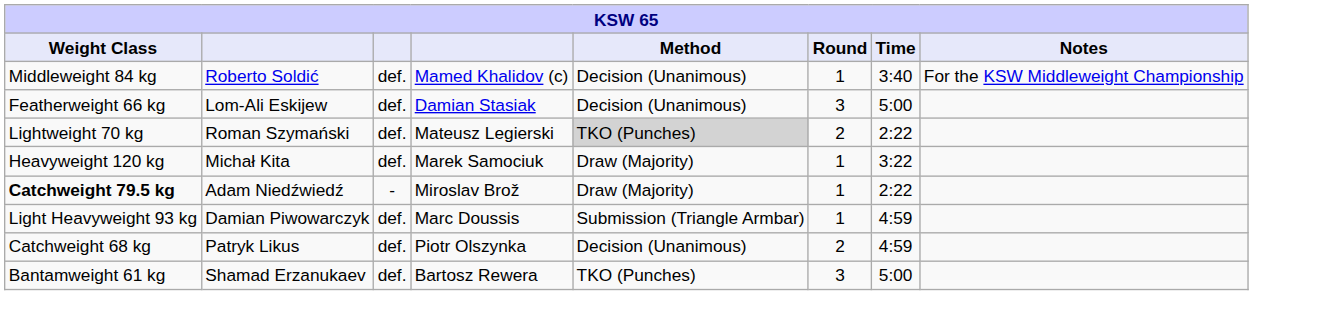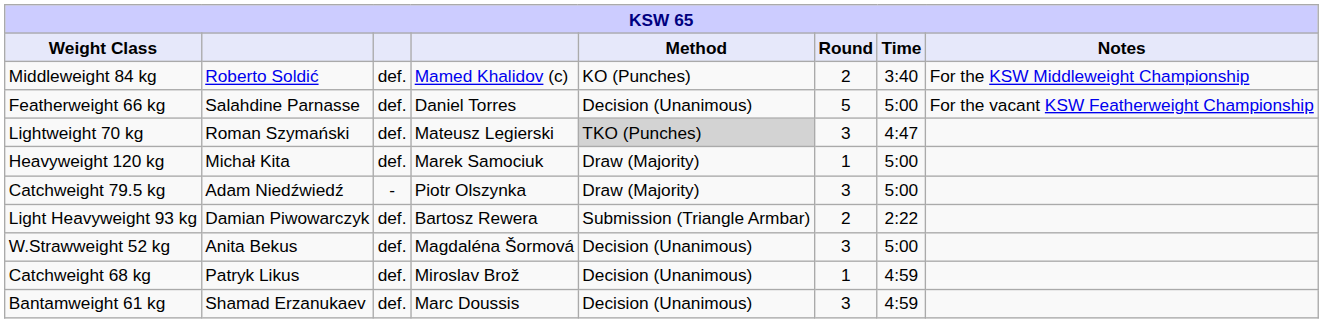(662, 76) Decision (Unanimous) -> (637, 76) KO (Punches)
(840, 76) 1 -> (846, 76) 2
+ row: (283, 104)
- row: (266, 104)
(840, 133) 2 -> (846, 133) 3
(896, 133) 2:22 -> (901, 133) 4:47
(896, 161) 3:22 -> (901, 161) 5:00
(92, 190) bold -> (87, 190) normal
(467, 190) Miroslav Brož -> (470, 190) Piotr Olszynka
(840, 190) 1 -> (846, 190) 3
(896, 190) 2:22 -> (901, 190) 5:00
(467, 218) Marc Doussis -> (476, 218) Bartosz Rewera
(840, 218) 1 -> (846, 218) 2
(896, 218) 4:59 -> (901, 218) 2:22
+ row: (251, 247)
(470, 247) Piotr Olszynka -> (467, 275) Miroslav Brož
(840, 247) 2 -> (846, 275) 1
(476, 275) Bartosz Rewera -> (467, 303) Marc Doussis
(636, 275) TKO (Punches) -> (667, 303) Decision (Unanimous)
(896, 275) 5:00 -> (901, 303) 4:59
